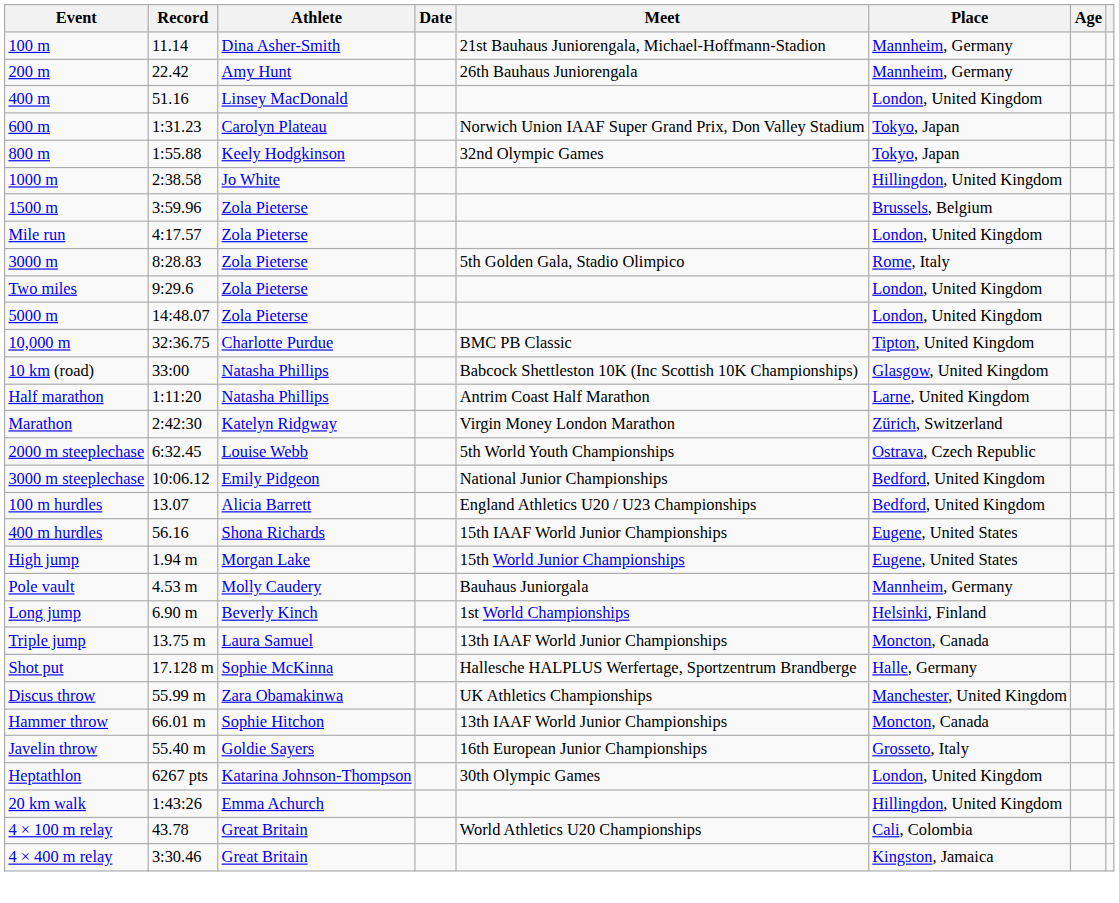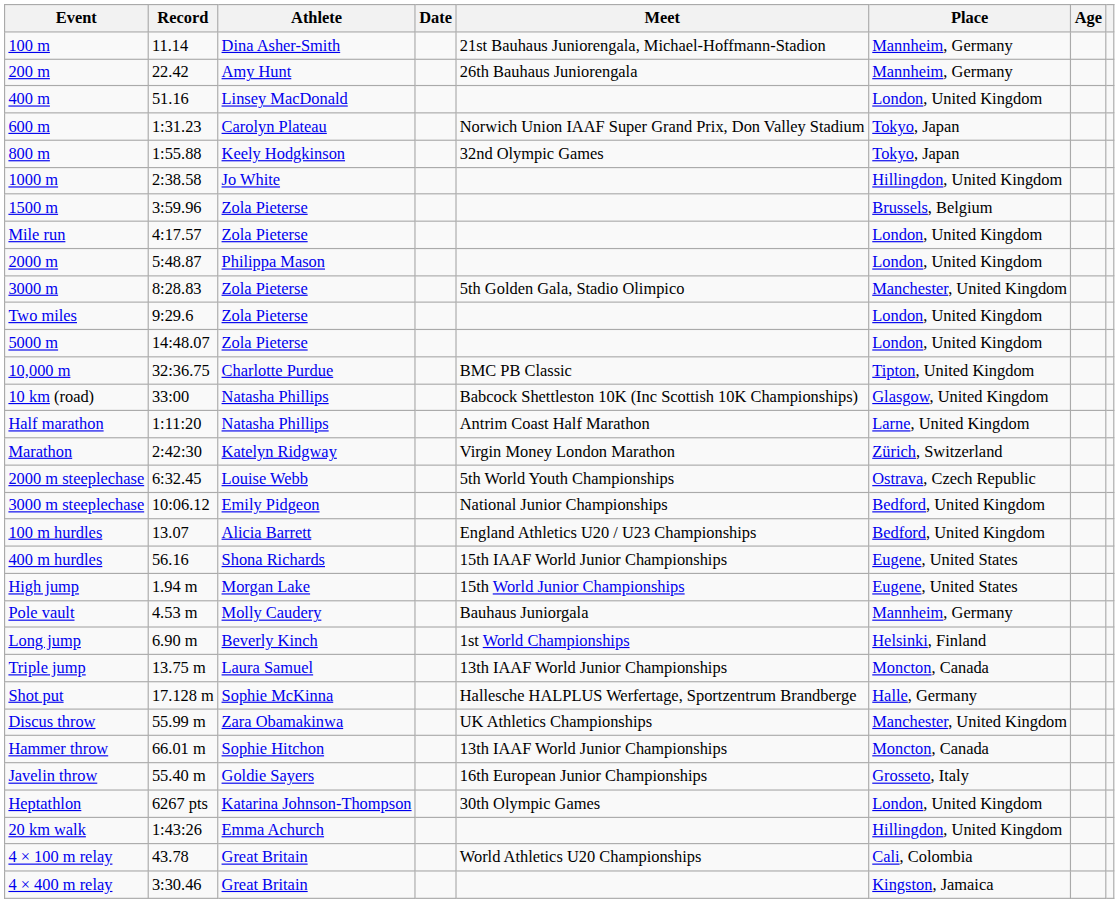+ row: (33, 262)
(911, 262) Rome, Italy -> (970, 289) Manchester, United Kingdom
